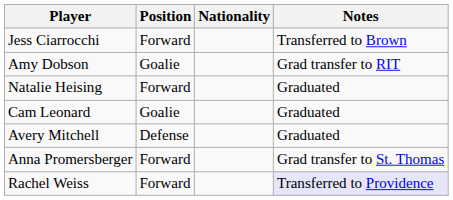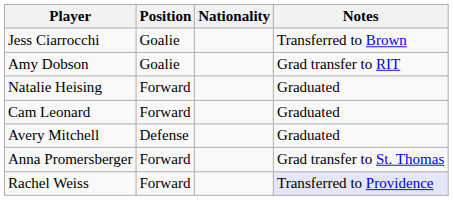(165, 40) Forward -> (160, 40) Goalie
(160, 111) Goalie -> (165, 111) Forward
